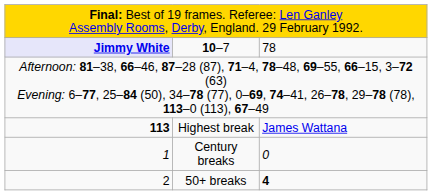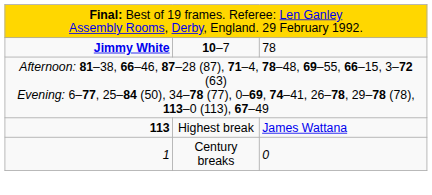(132, 48) lavender background -> (132, 48) no background
- row: (216, 181)
